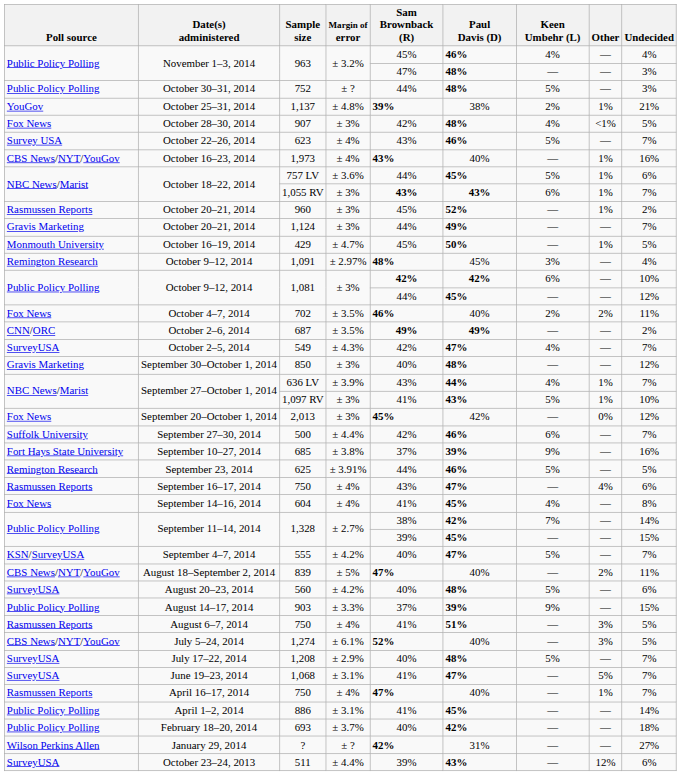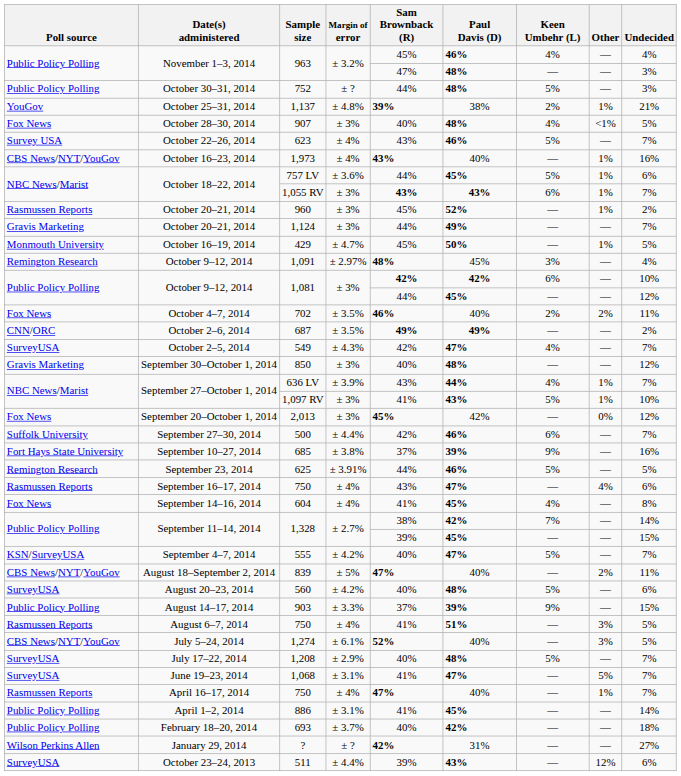(407, 123) 42% -> (407, 123) 40%
